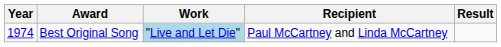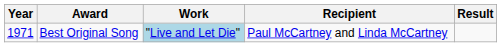(20, 33) 1974 -> (20, 33) 1971
